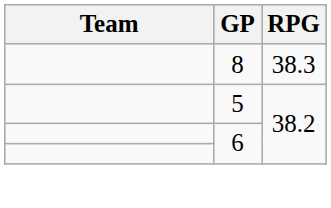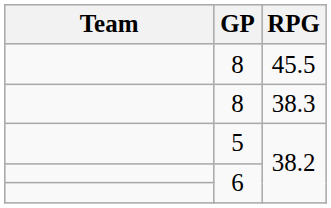+ row: (238, 63)
